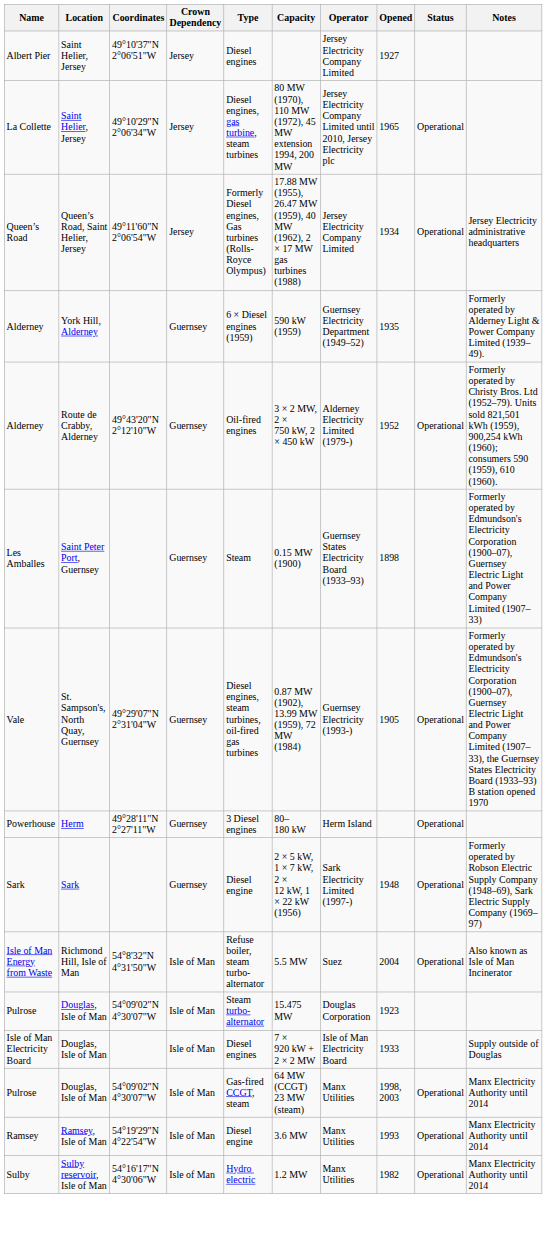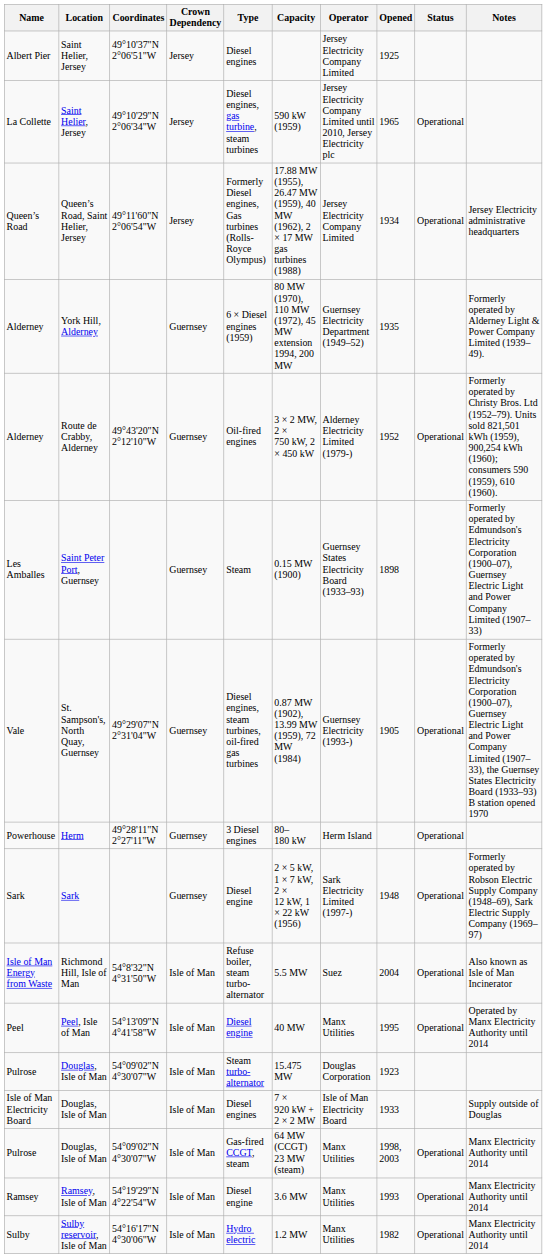(389, 55) 1927 -> (389, 55) 1925
(295, 127) 80 MW (1970), 110 MW (1972), 45 MW extension 1994, 200 MW -> (290, 121) 590 kW (1959)
(290, 326) 590 kW (1959) -> (295, 326) 80 MW (1970), 110 MW (1972), 45 MW extension 1994, 200 MW
+ row: (15, 1028)
